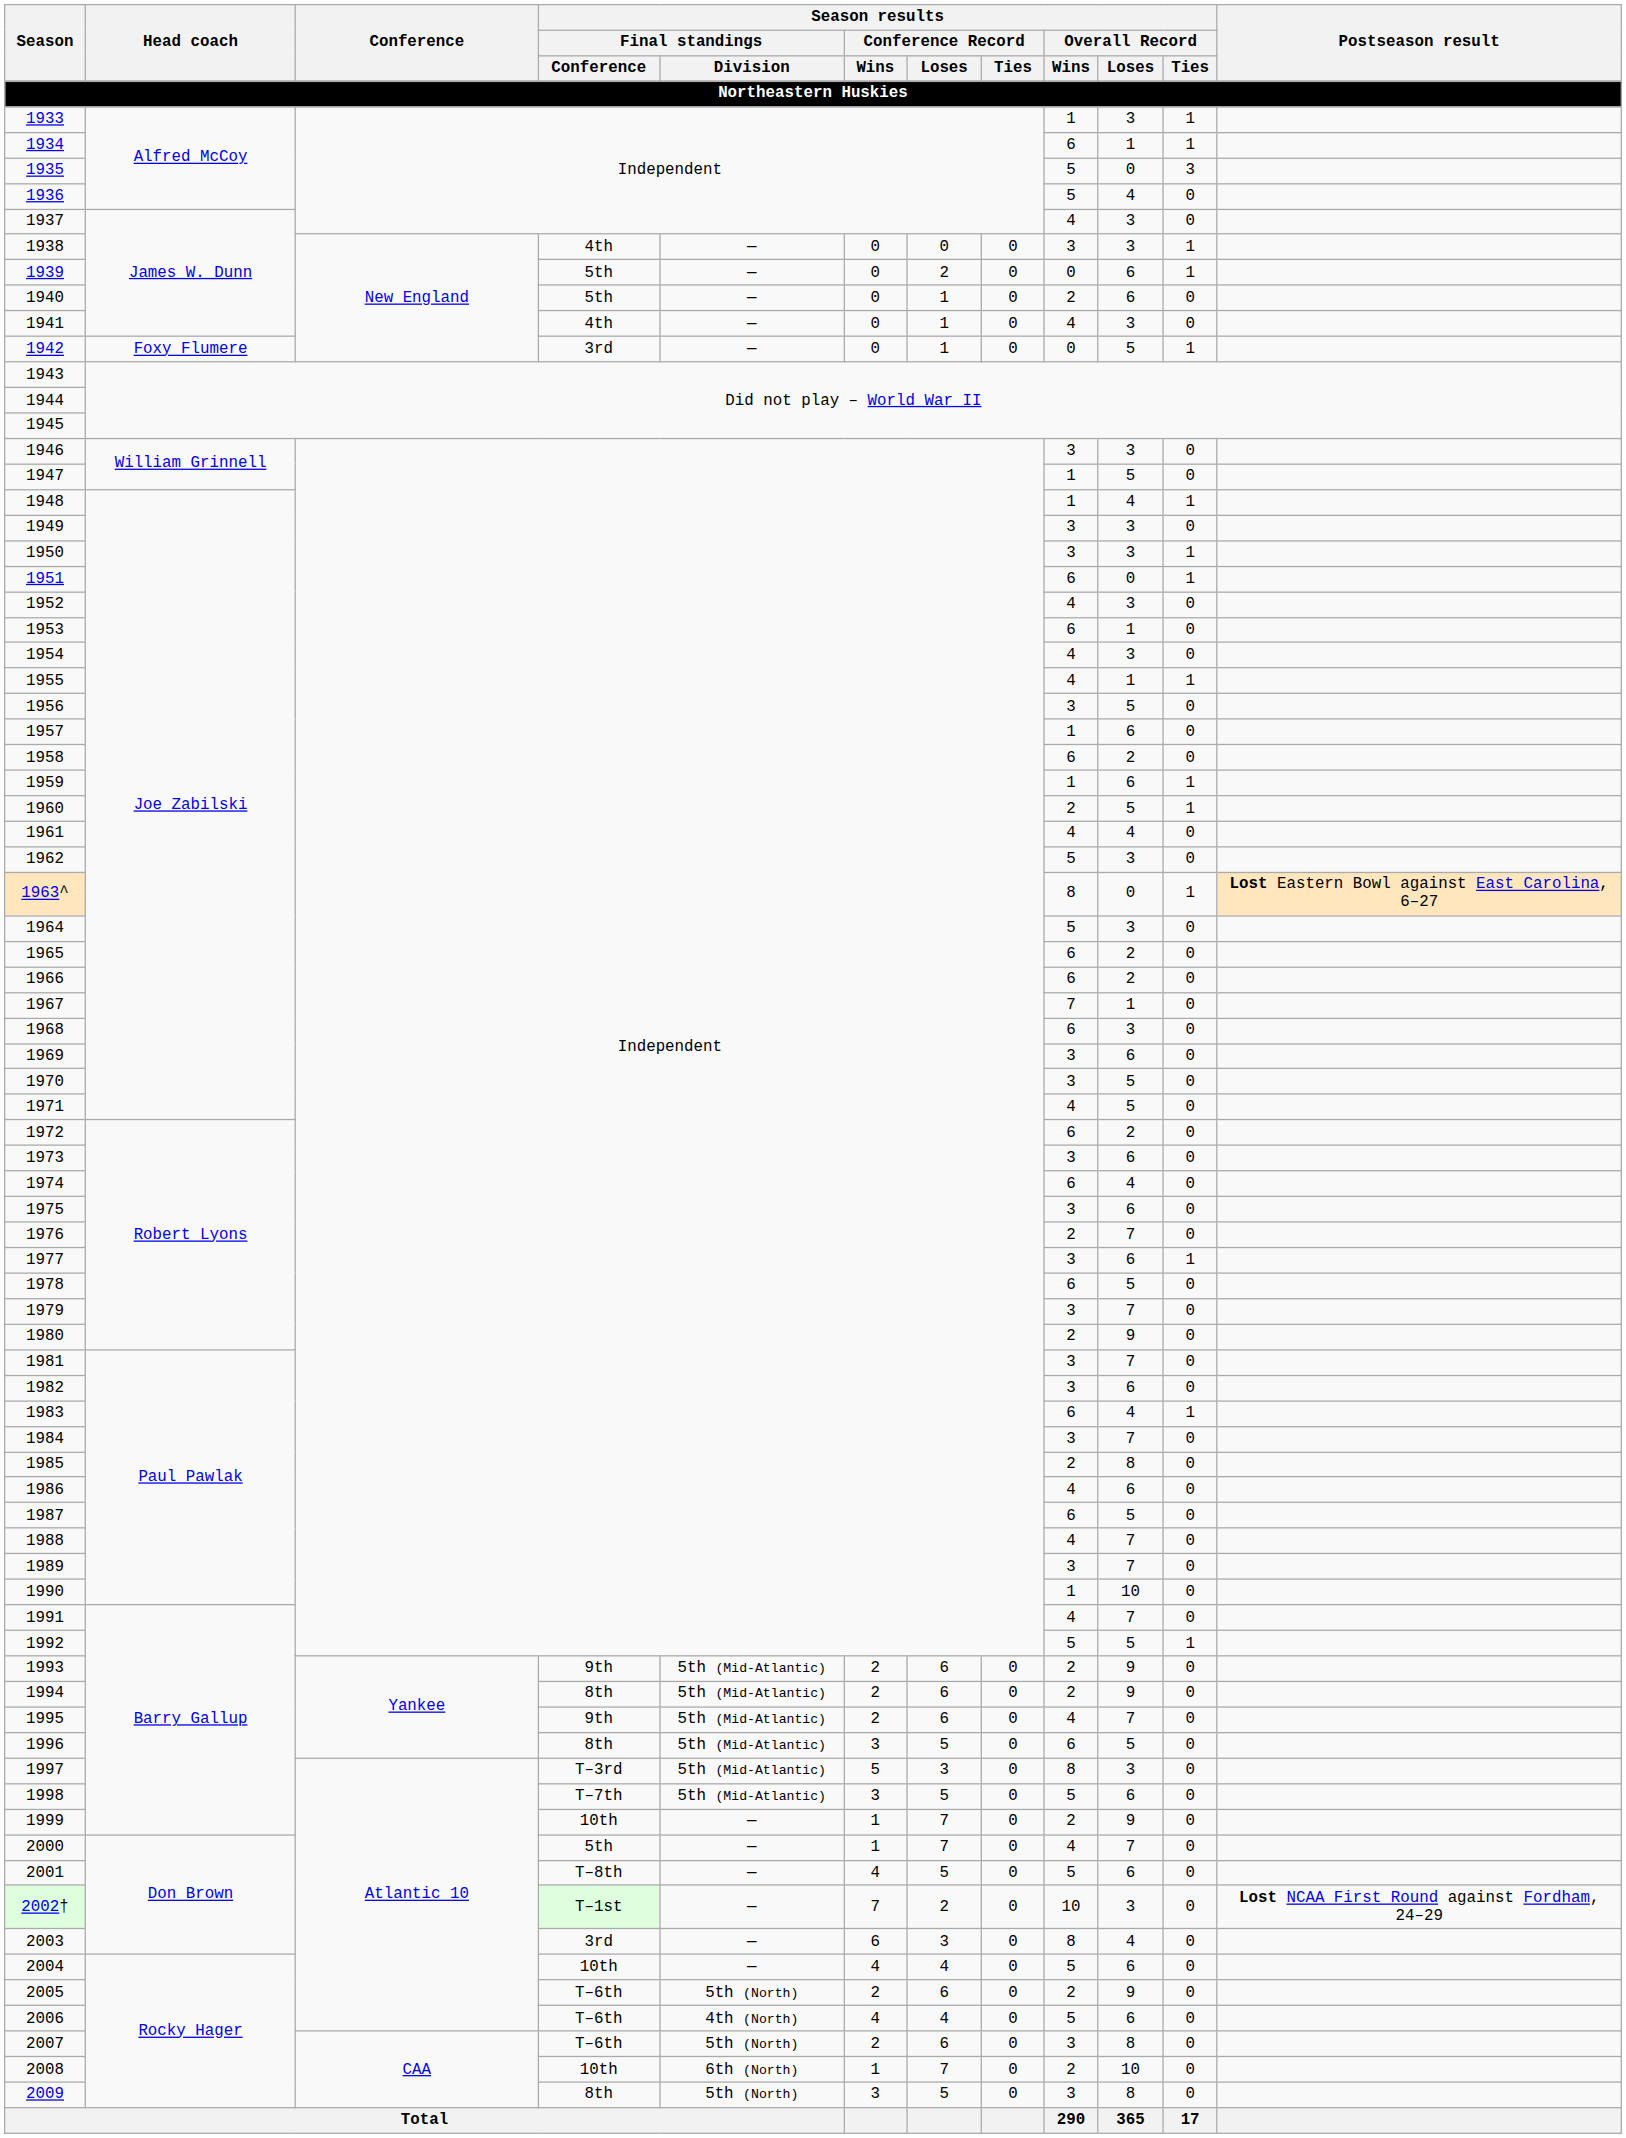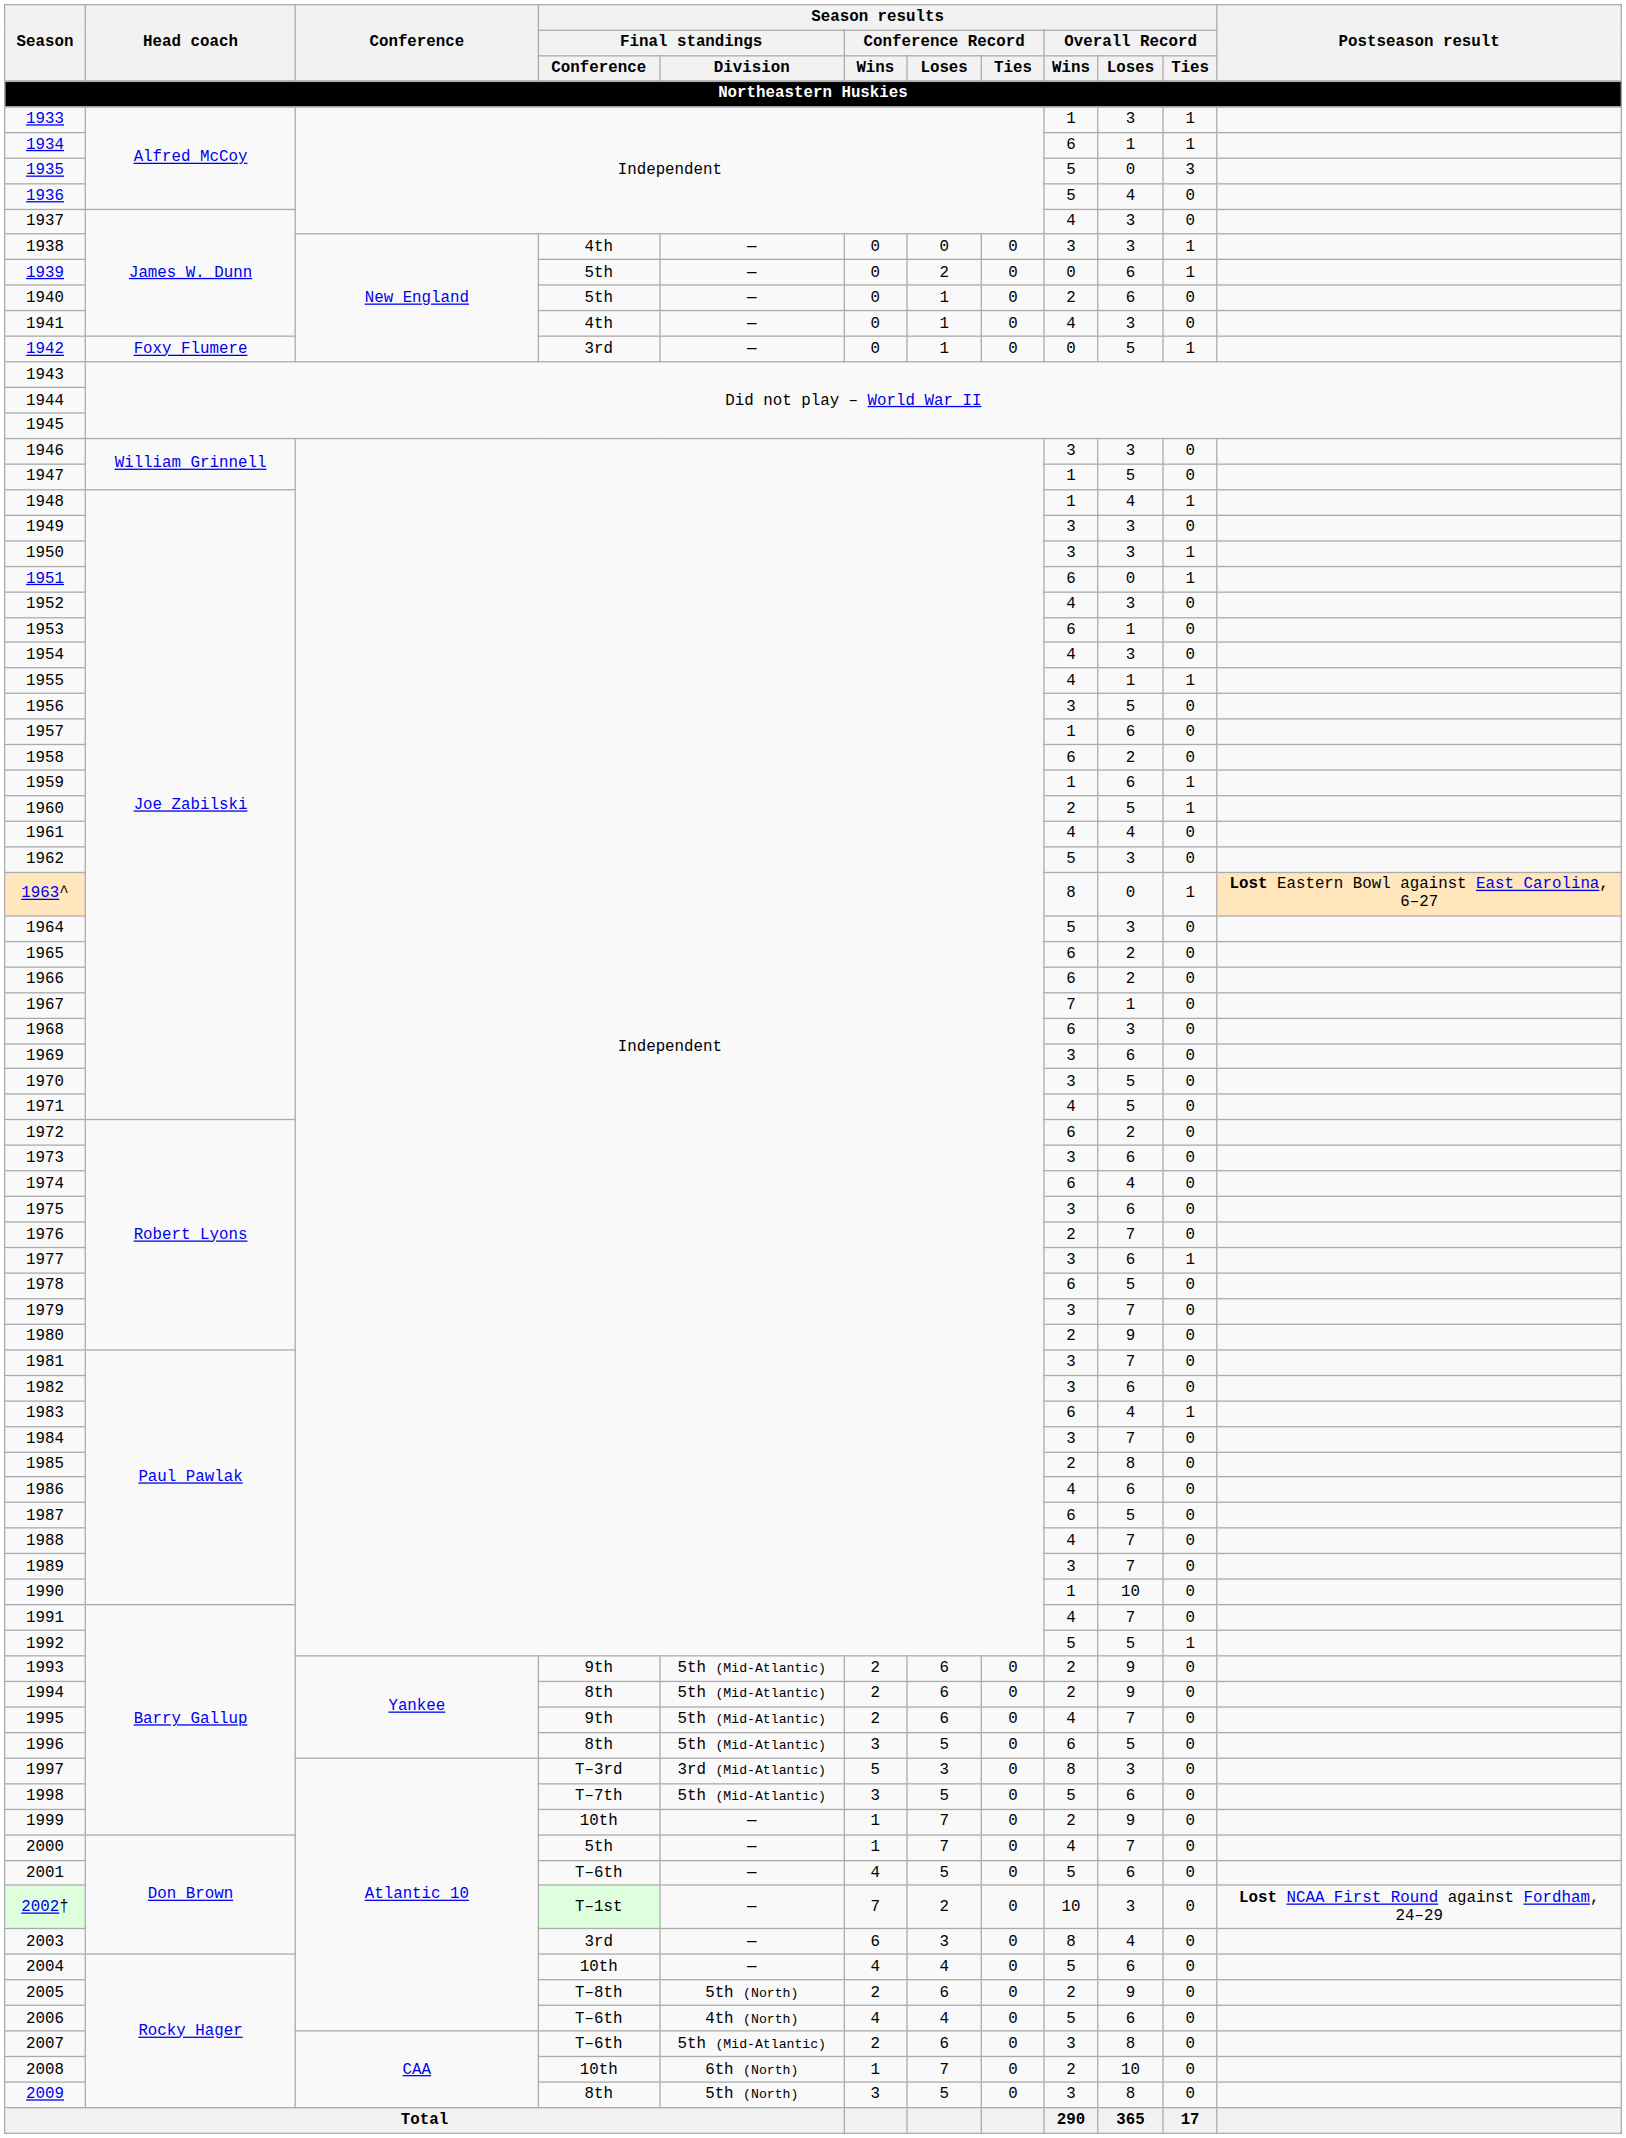(752, 1771) 5th (Mid-Atlantic) -> (752, 1771) 3rd (Mid-Atlantic)
(599, 1873) T–8th -> (599, 1873) T–6th
(599, 1993) T–6th -> (599, 1993) T–8th
(752, 2044) 5th (North) -> (752, 2044) 5th (Mid-Atlantic)
